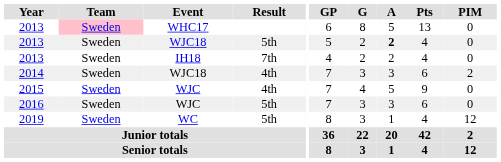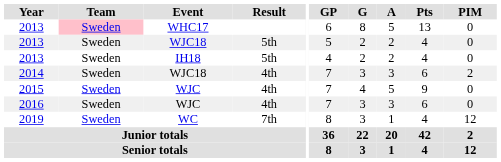(391, 42) bold -> (391, 42) normal
(269, 58) 7th -> (269, 58) 5th
(269, 104) 5th -> (269, 104) 4th
(269, 119) 5th -> (269, 119) 7th
